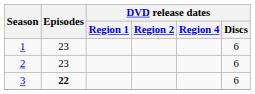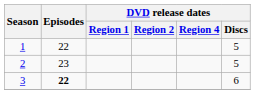(64, 47) 23 -> (64, 47) 22
(236, 47) 6 -> (236, 47) 5
(236, 64) 6 -> (236, 64) 5
